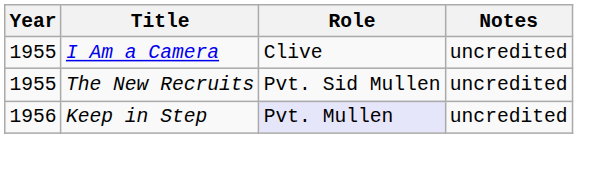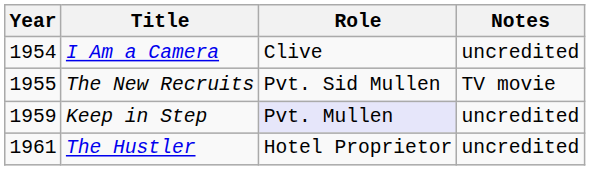(33, 53) 1955 -> (33, 53) 1954
(509, 85) uncredited -> (509, 85) TV movie
(33, 117) 1956 -> (33, 117) 1959
+ row: (131, 149)
